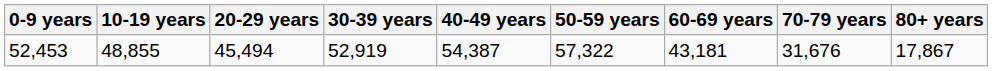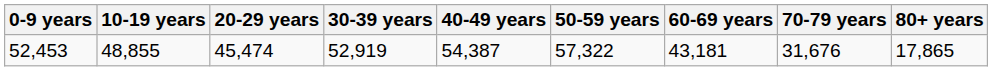(244, 50) 45,494 -> (244, 50) 45,474
(925, 50) 17,867 -> (925, 50) 17,865
